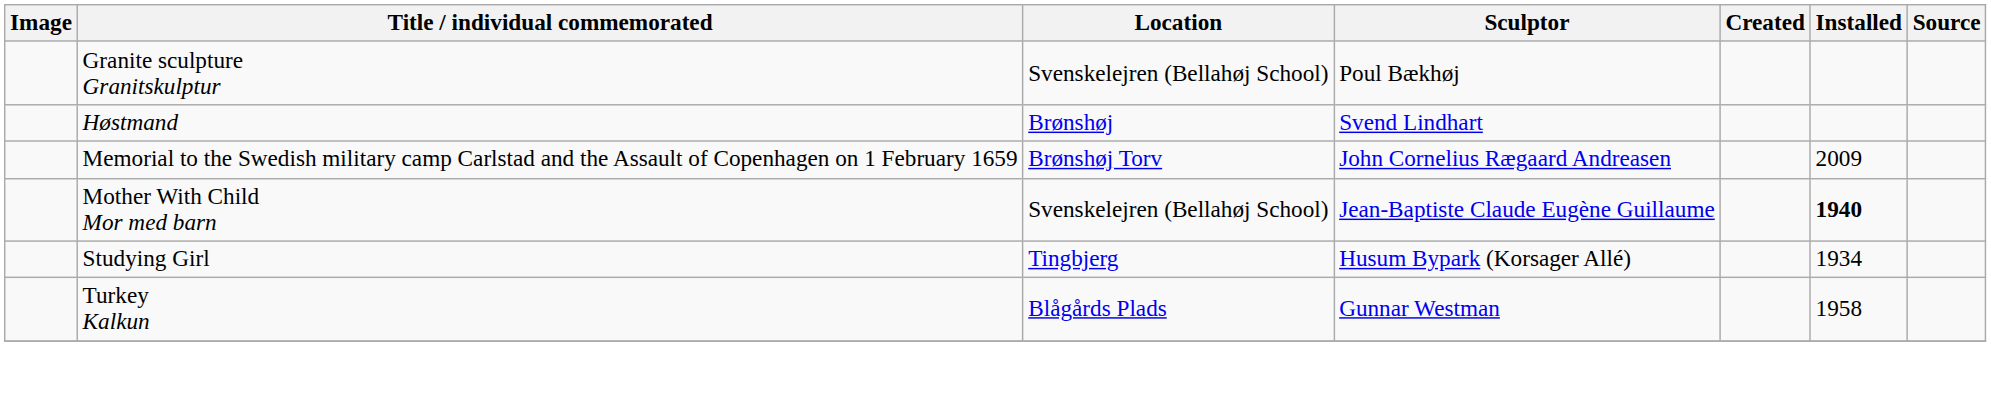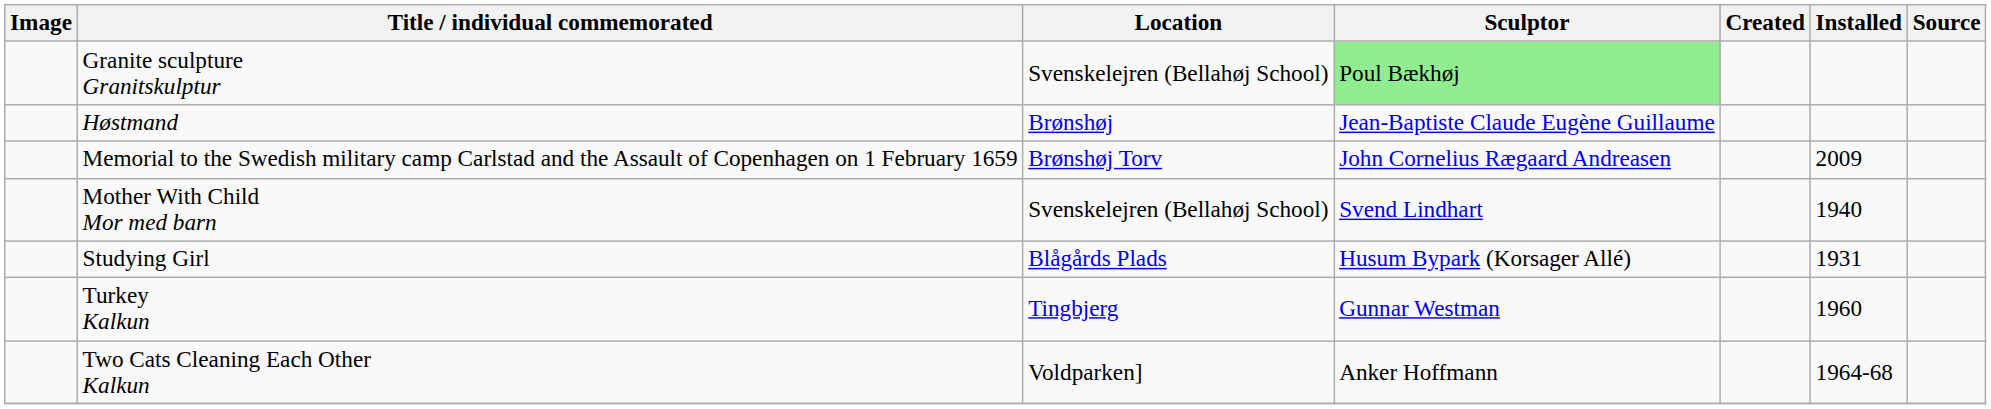(1399, 72) no background -> (1399, 72) lightgreen background
(1411, 122) Svend Lindhart -> (1527, 122) Jean-Baptiste Claude Eugène Guillaume
(1527, 209) Jean-Baptiste Claude Eugène Guillaume -> (1411, 209) Svend Lindhart
(1839, 209) bold -> (1839, 209) normal
(1073, 259) Tingbjerg -> (1097, 259) Blågårds Plads
(1839, 259) 1934 -> (1839, 259) 1931
(1097, 308) Blågårds Plads -> (1073, 308) Tingbjerg
(1839, 308) 1958 -> (1839, 308) 1960
+ row: (227, 371)
